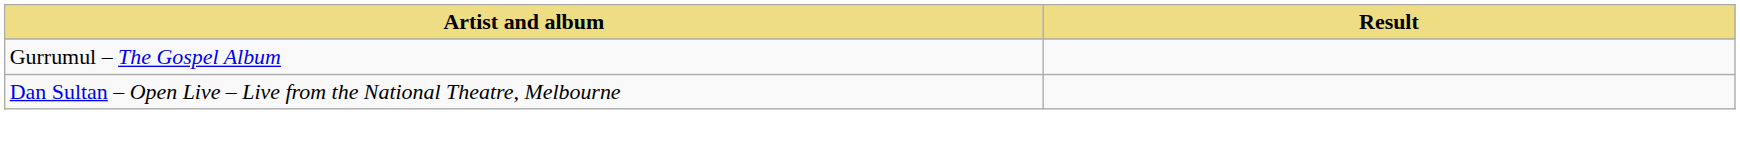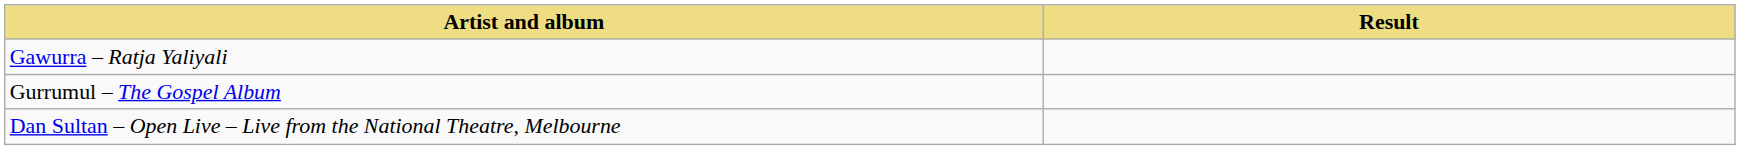+ row: (119, 56)
